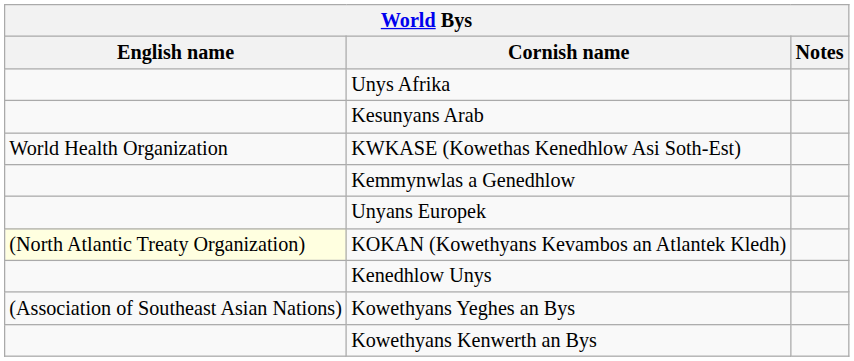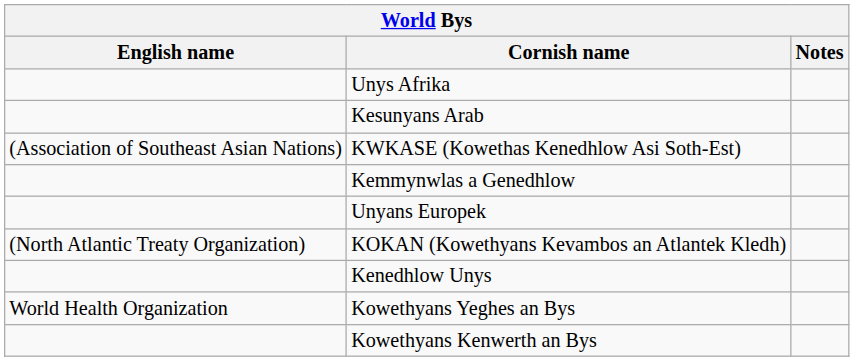(119, 148) World Health Organization -> (176, 148) (Association of Southeast Asian Nations)
(157, 244) lightyellow background -> (157, 244) no background
(176, 308) (Association of Southeast Asian Nations) -> (119, 308) World Health Organization
